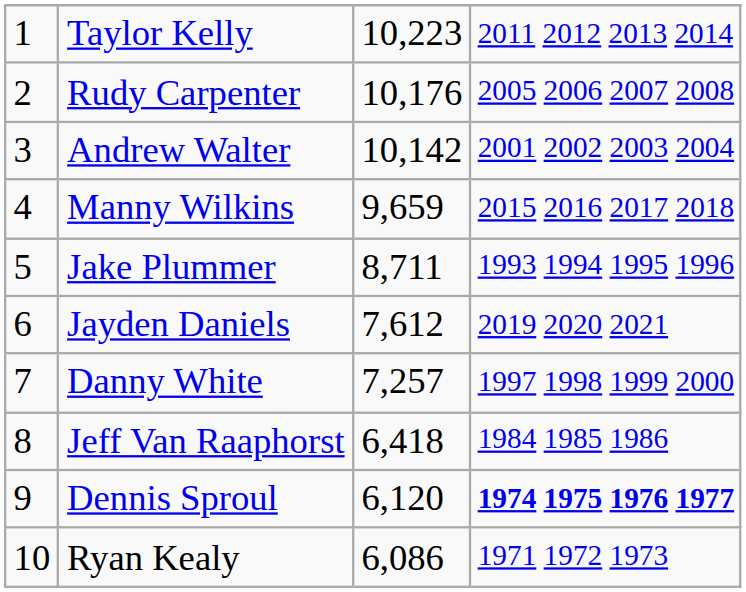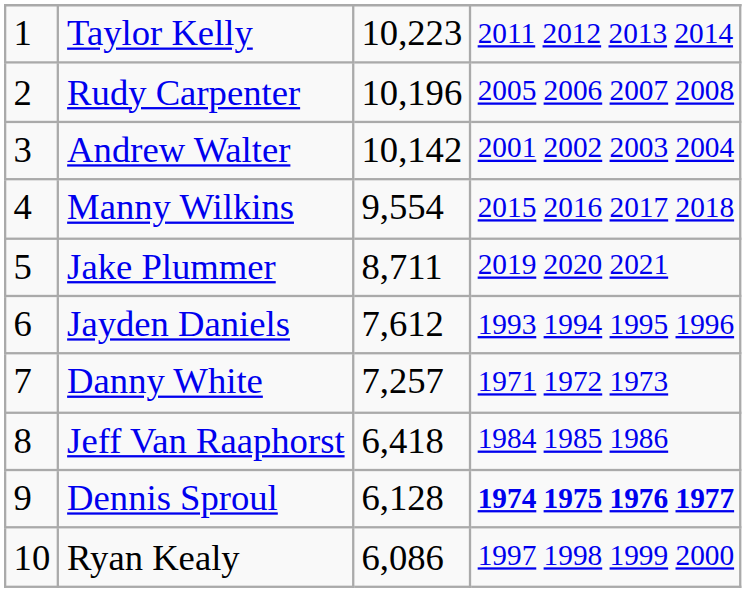(412, 91) 10,176 -> (412, 91) 10,196
(403, 207) 9,659 -> (403, 207) 9,554
(606, 265) 1993 1994 1995 1996 -> (573, 265) 2019 2020 2021
(573, 324) 2019 2020 2021 -> (606, 324) 1993 1994 1995 1996
(606, 382) 1997 1998 1999 2000 -> (573, 382) 1971 1972 1973
(403, 498) 6,120 -> (403, 498) 6,128
(573, 556) 1971 1972 1973 -> (606, 556) 1997 1998 1999 2000
